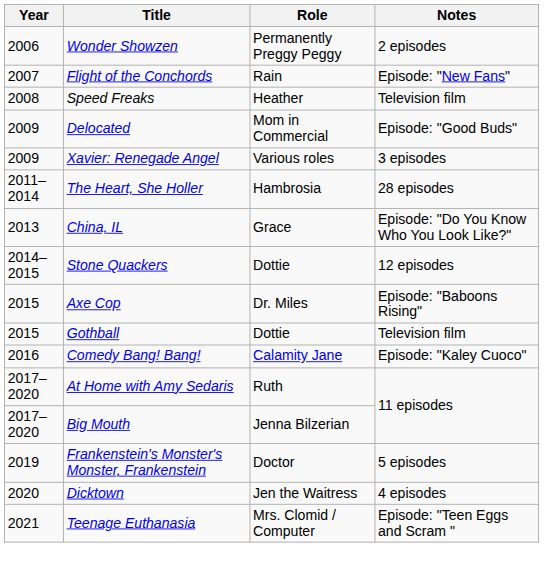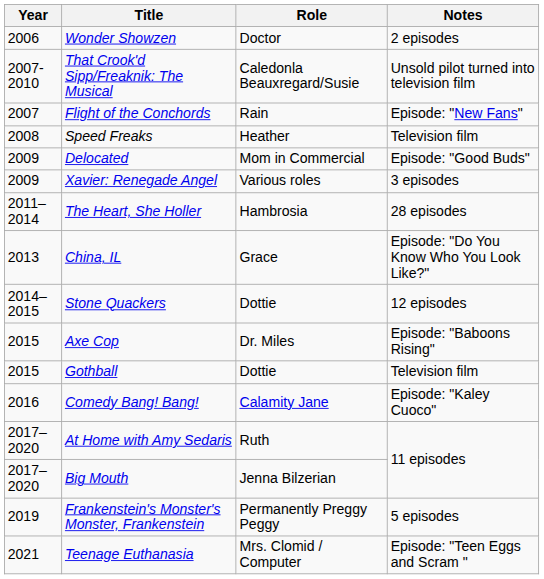(297, 45) Permanently Preggy Peggy -> (260, 37) Doctor
+ row: (124, 76)
(274, 462) Doctor -> (303, 516) Permanently Preggy Peggy
- row: (95, 493)
